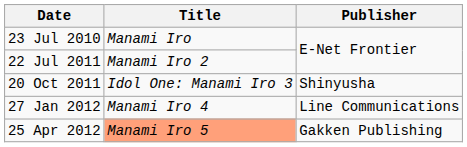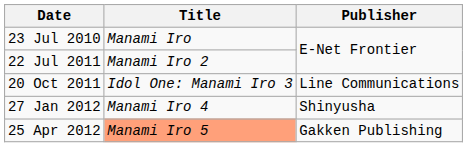(337, 85) Shinyusha -> (379, 85) Line Communications
(379, 108) Line Communications -> (337, 108) Shinyusha
